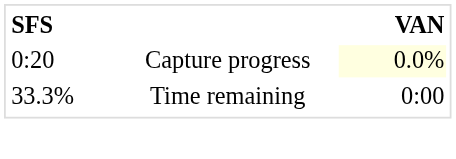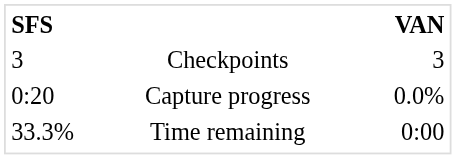+ row: (228, 60)
(419, 60) lightyellow background -> (419, 96) no background
